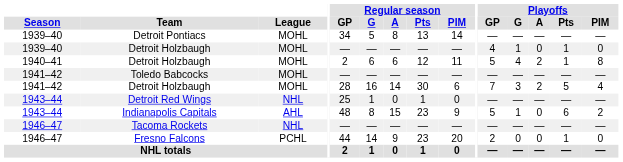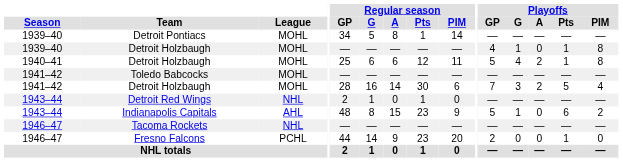(423, 36) 13 -> (423, 36) 1
(600, 48) 0 -> (600, 48) 8
(345, 61) 2 -> (345, 61) 25
(345, 100) 25 -> (345, 100) 2
